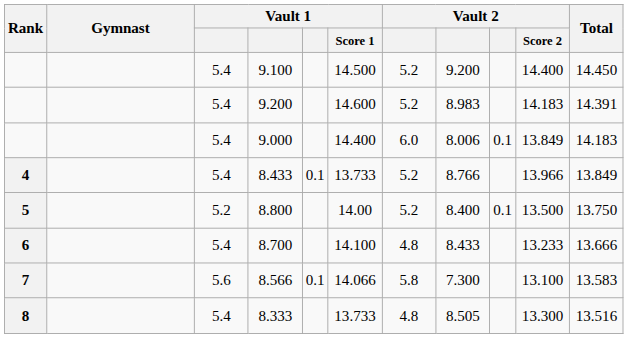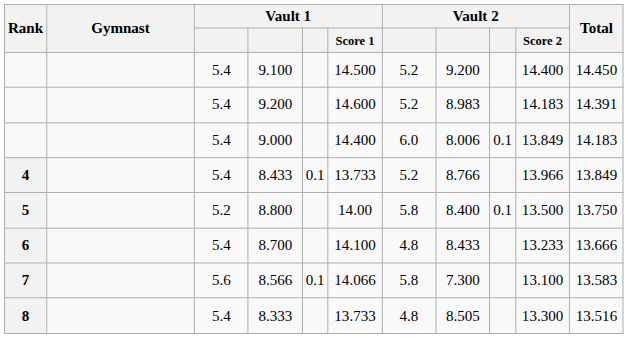(409, 210) 5.2 -> (409, 210) 5.8
